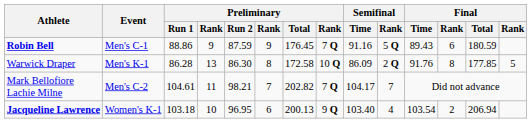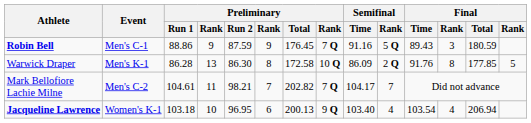(452, 46) 6 -> (452, 46) 3
(452, 110) 2 -> (452, 110) 4
